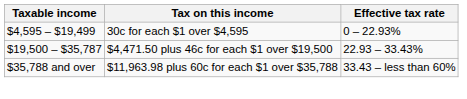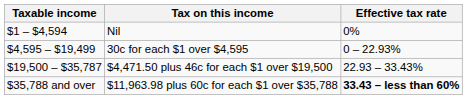+ row: (114, 31)
(399, 67) normal -> (401, 85) bold
